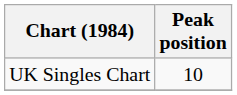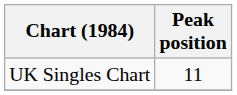(193, 74) 10 -> (193, 74) 11
